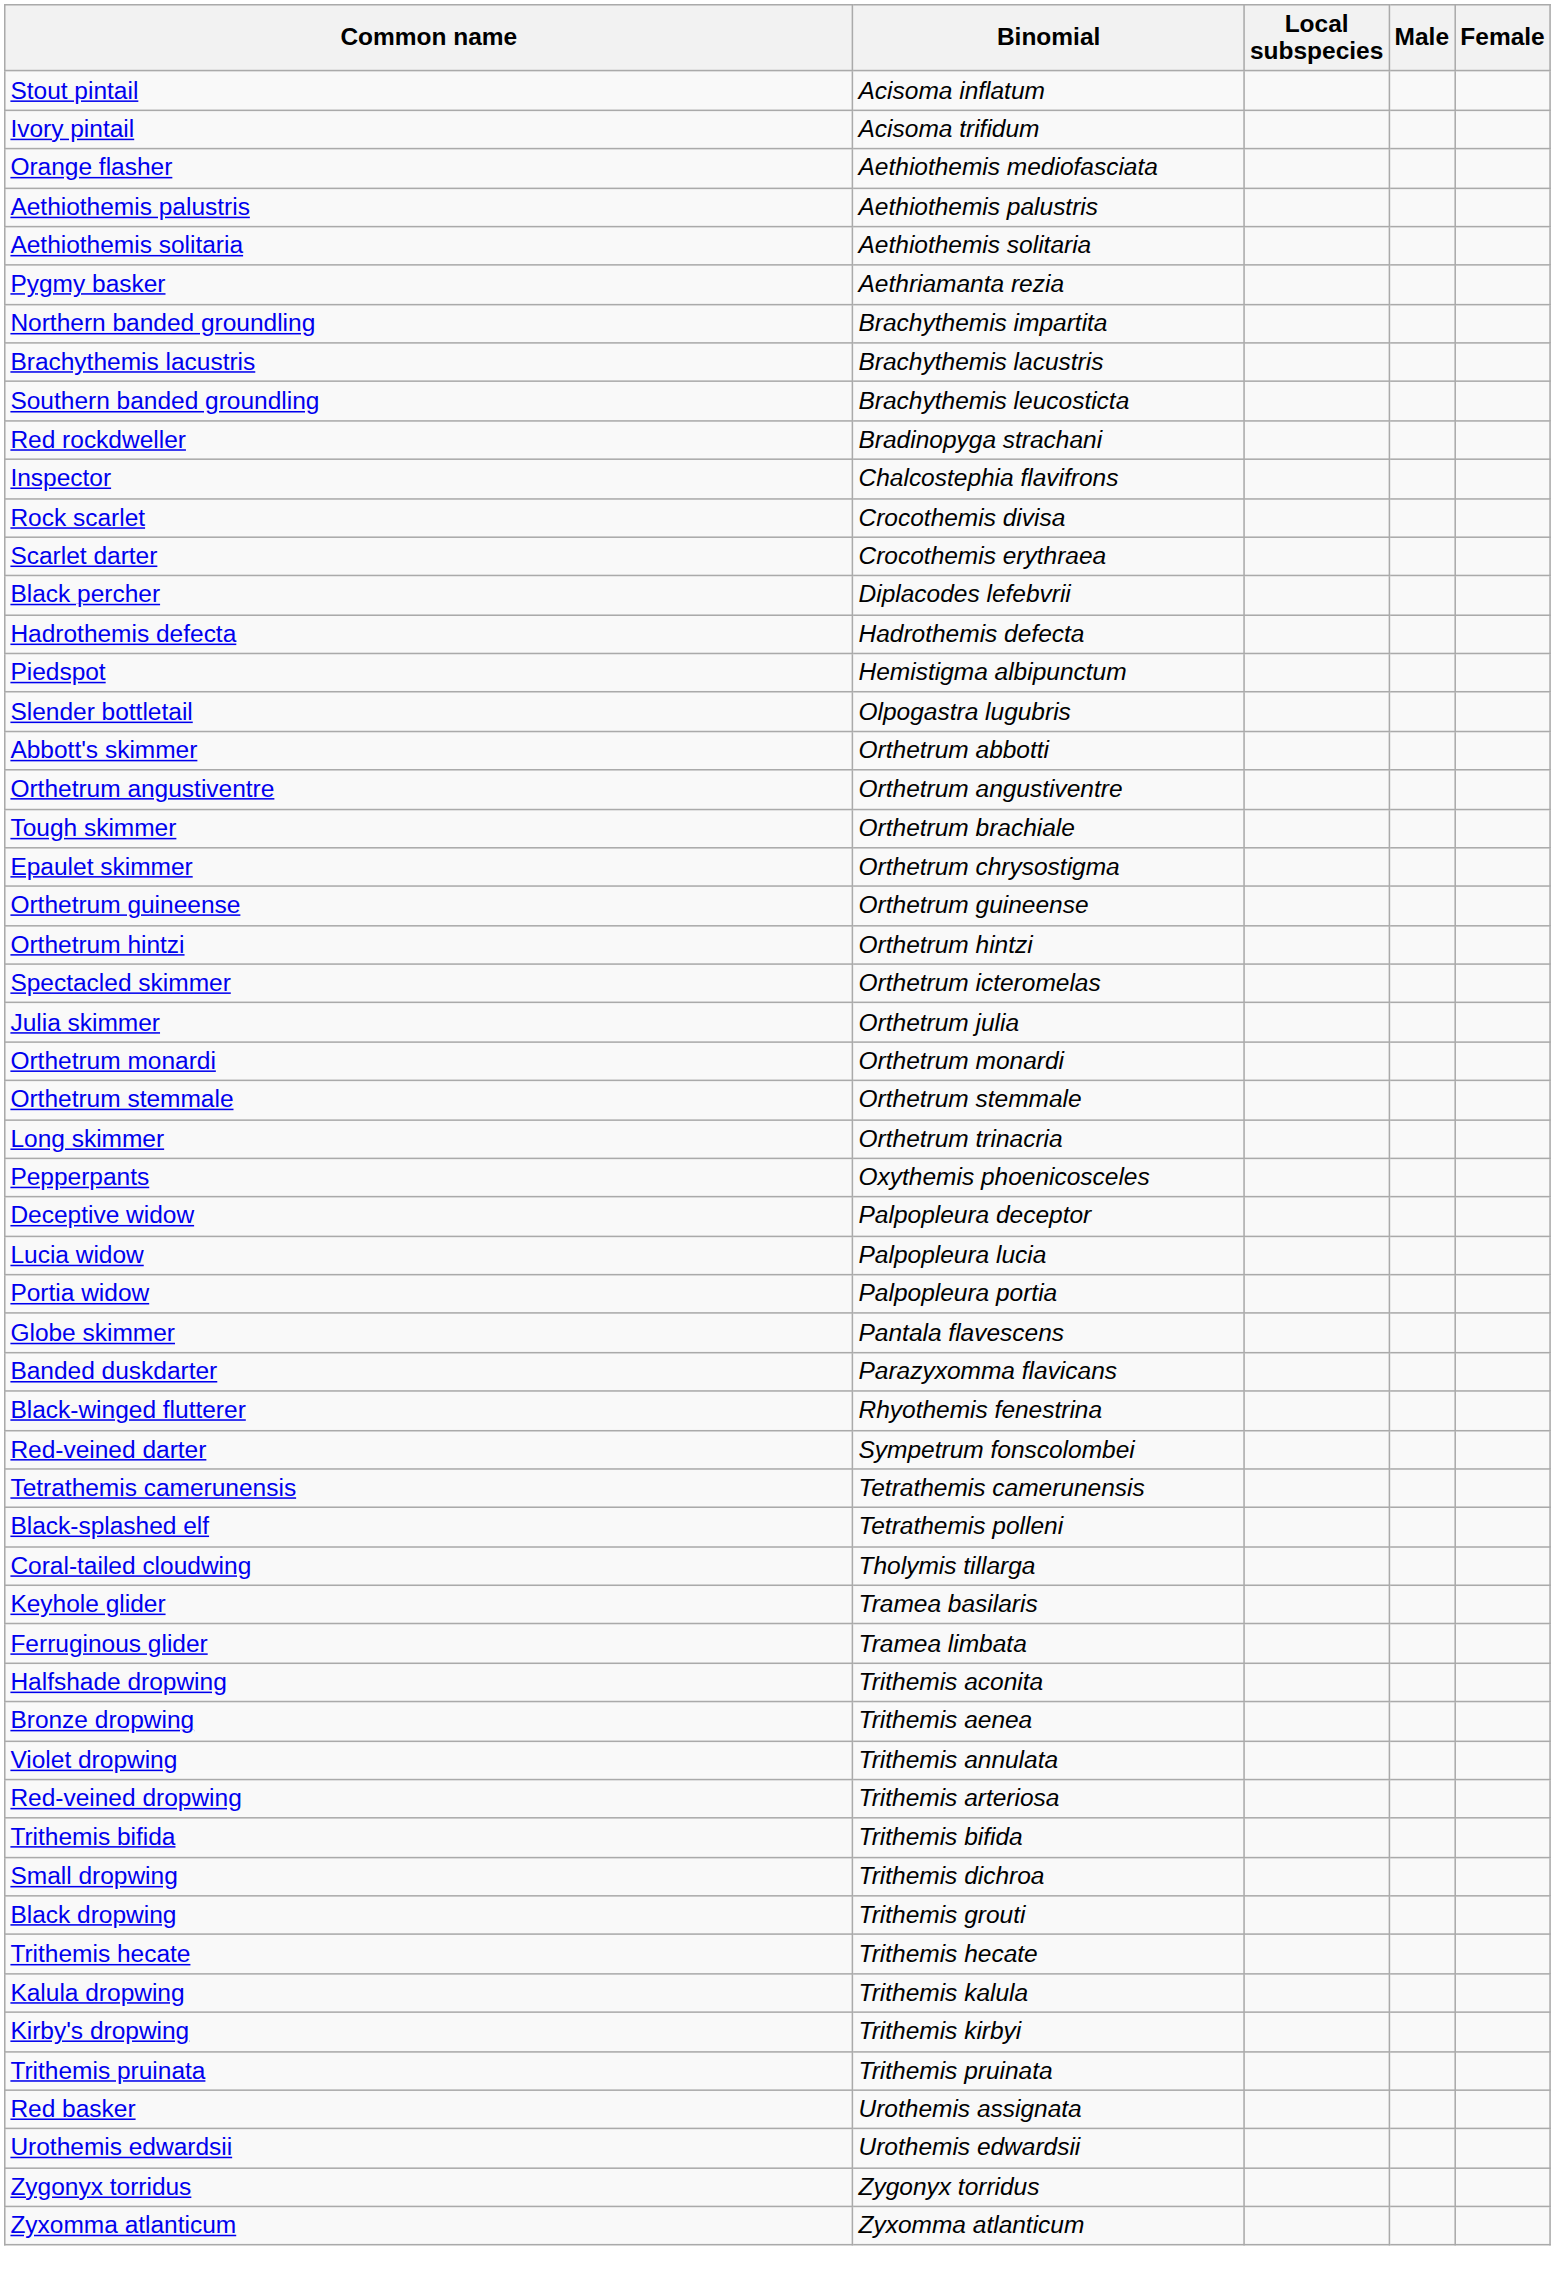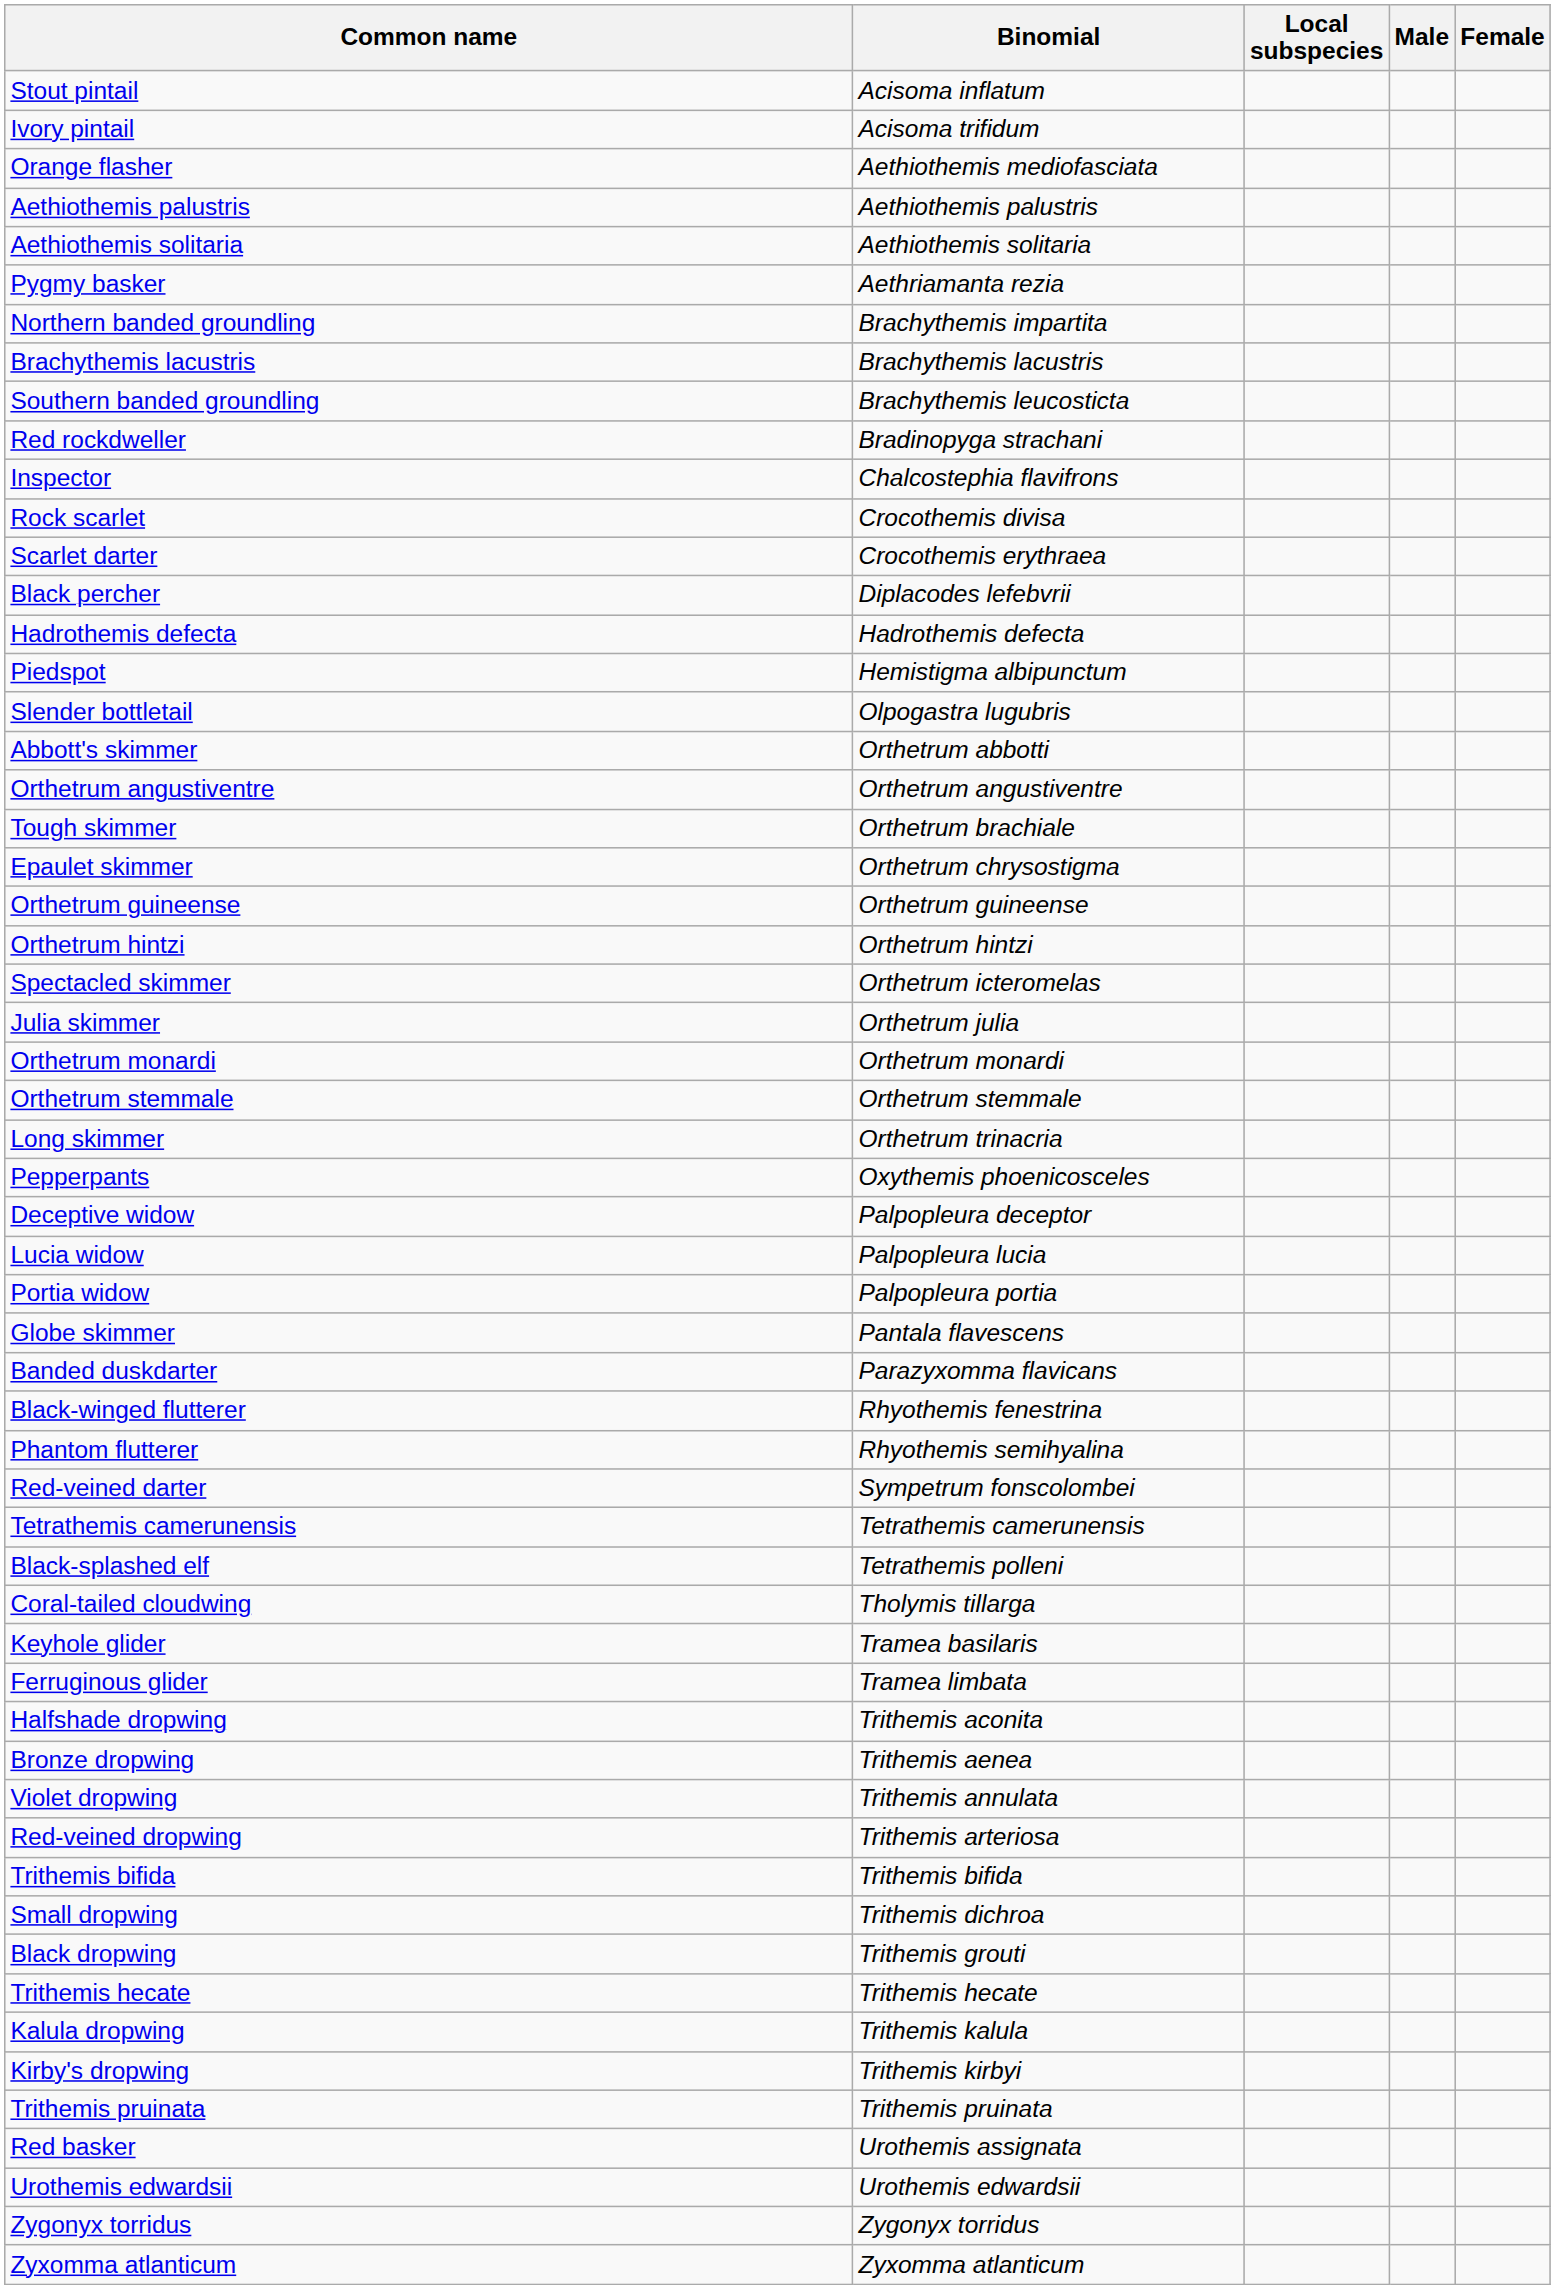+ row: (104, 1449)
